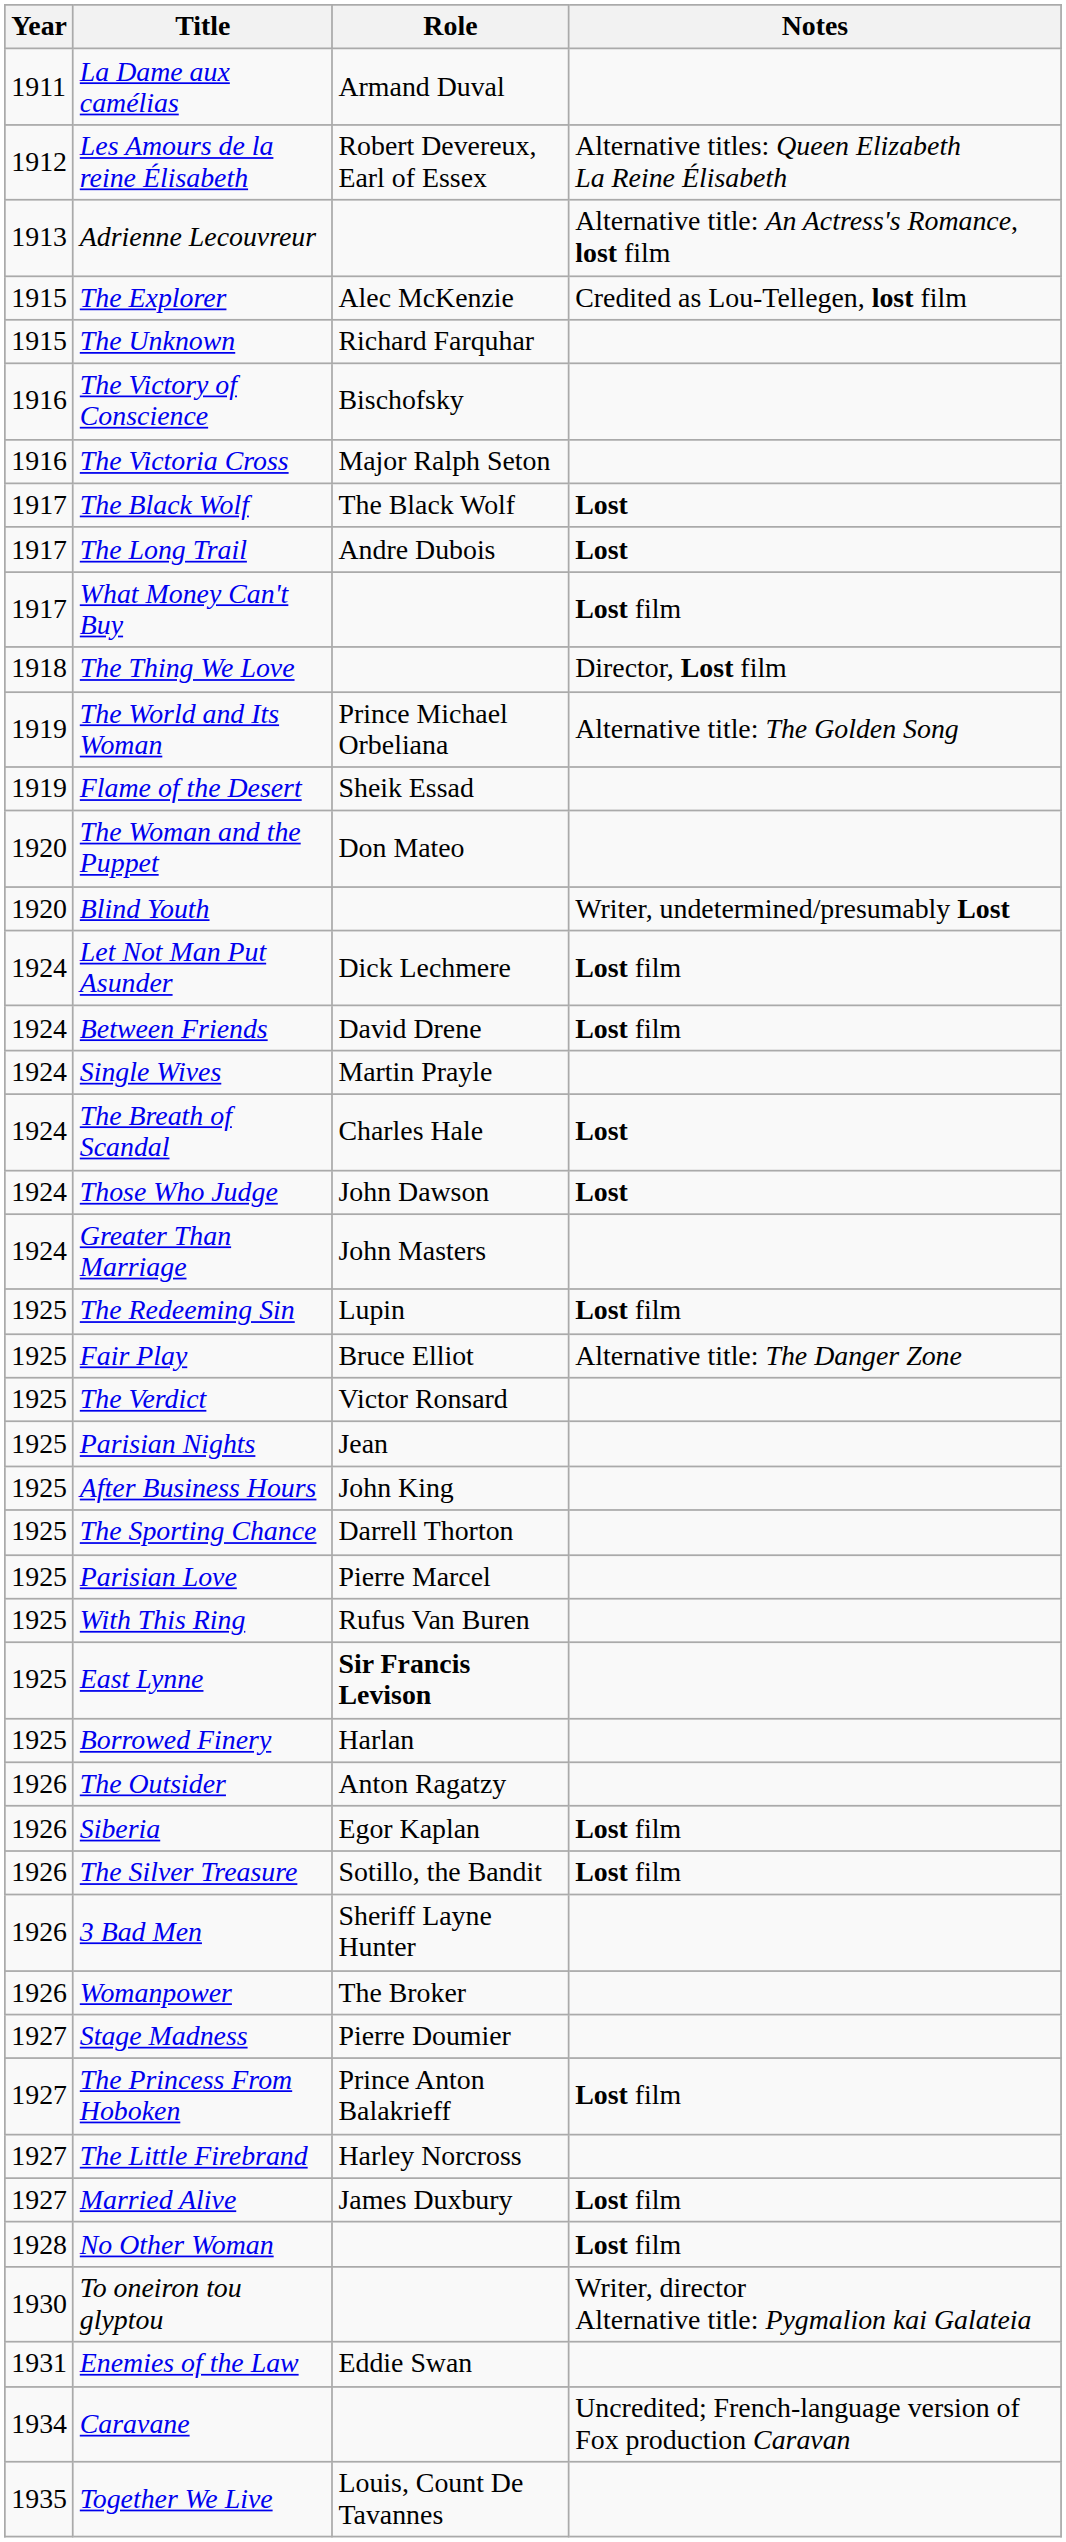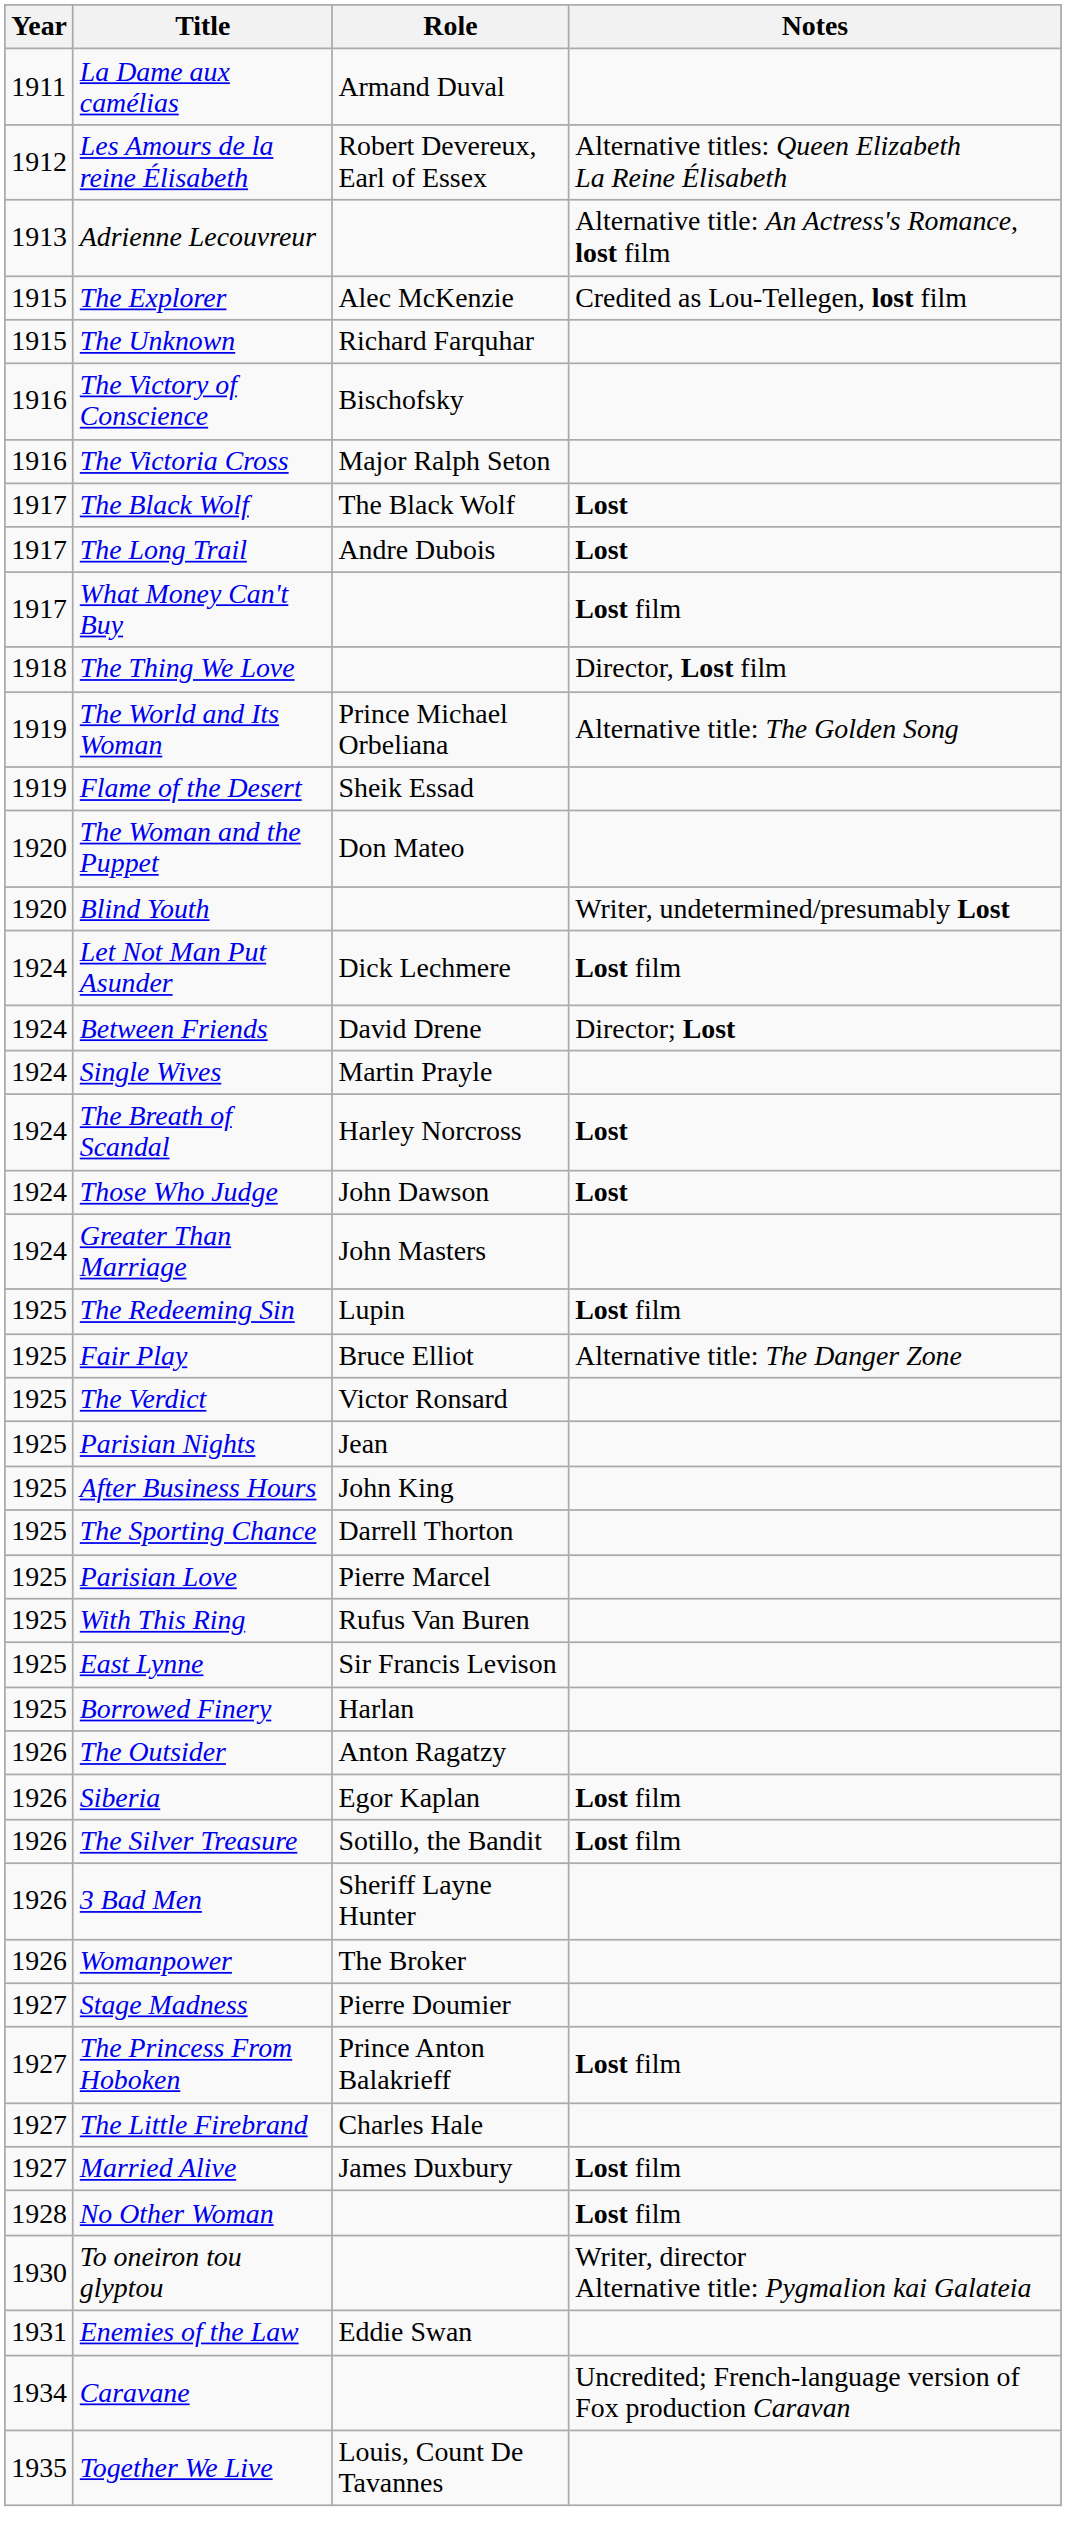(628, 1027) Lost film -> (655, 1027) Director; Lost
(411, 1131) Charles Hale -> (430, 1131) Harley Norcross
(404, 1680) bold -> (448, 1664) normal
(430, 2155) Harley Norcross -> (411, 2124) Charles Hale
